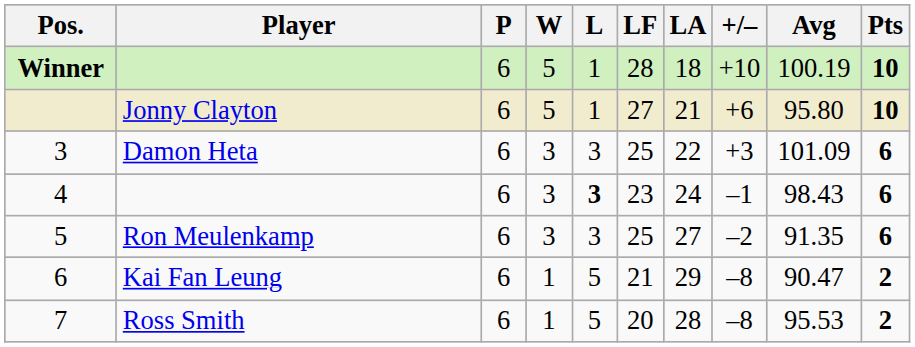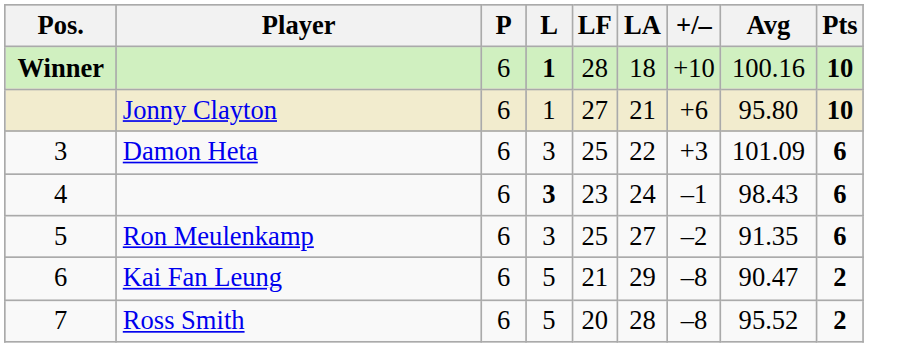- column: (549, 25)
(594, 67) normal -> (549, 67) bold
(814, 67) 100.19 -> (768, 67) 100.16
(814, 320) 95.53 -> (768, 320) 95.52
